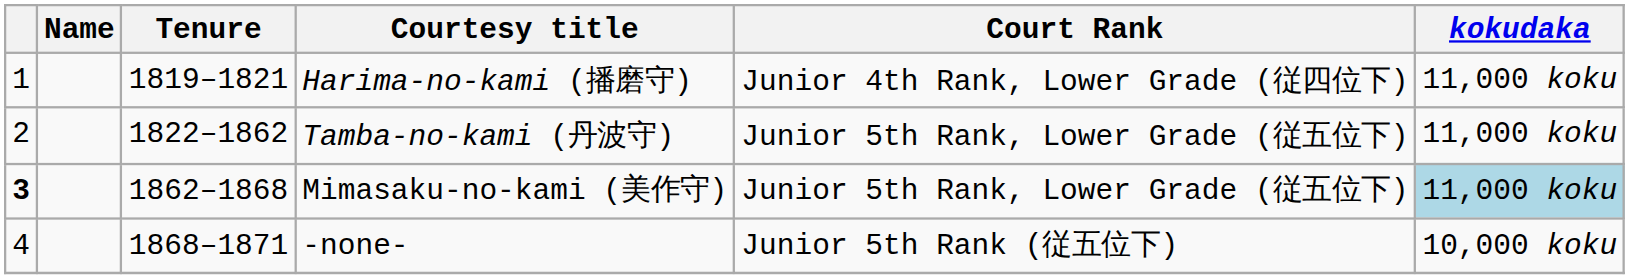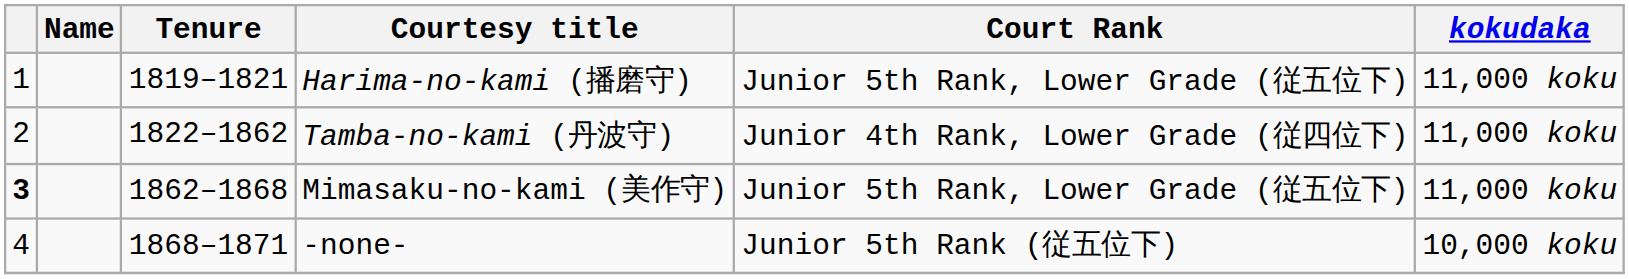(1075, 82) Junior 4th Rank, Lower Grade (従四位下) -> (1075, 82) Junior 5th Rank, Lower Grade (従五位下)
(1075, 137) Junior 5th Rank, Lower Grade (従五位下) -> (1075, 137) Junior 4th Rank, Lower Grade (従四位下)
(1520, 190) lightblue background -> (1520, 190) no background
